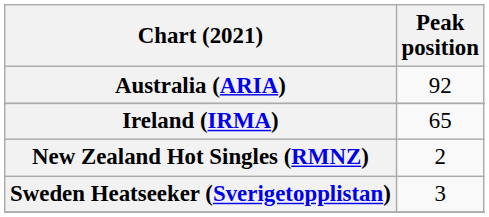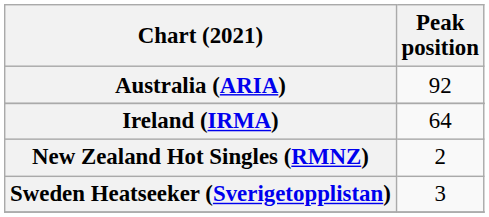(440, 120) 65 -> (440, 120) 64
